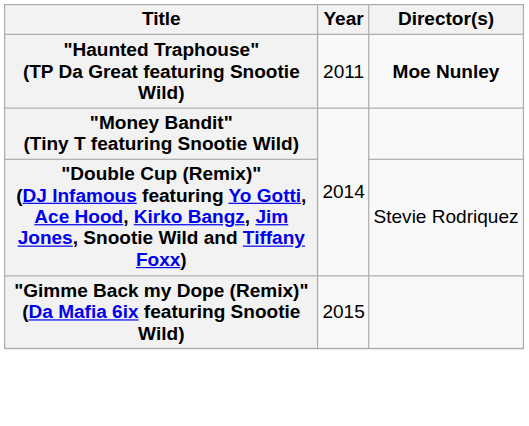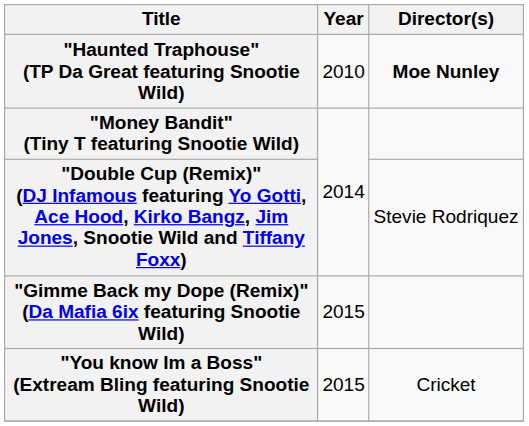(344, 71) 2011 -> (344, 71) 2010
+ row: (161, 384)
